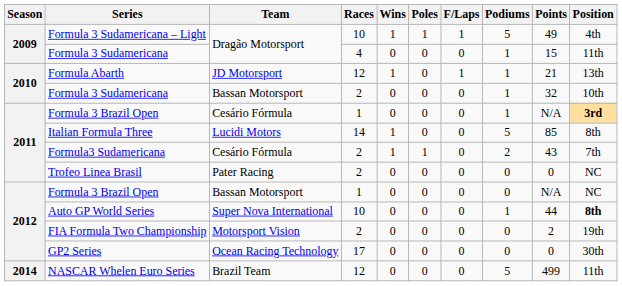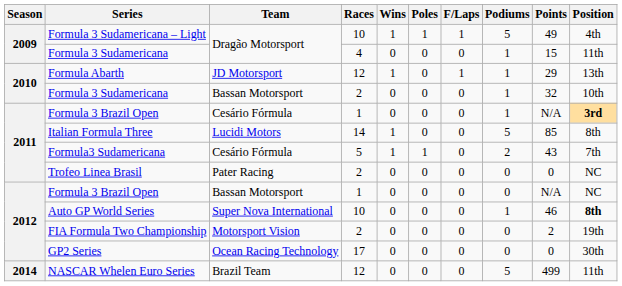(551, 73) 21 -> (551, 73) 29
(359, 152) 2 -> (359, 152) 5
(551, 211) 44 -> (551, 211) 46
